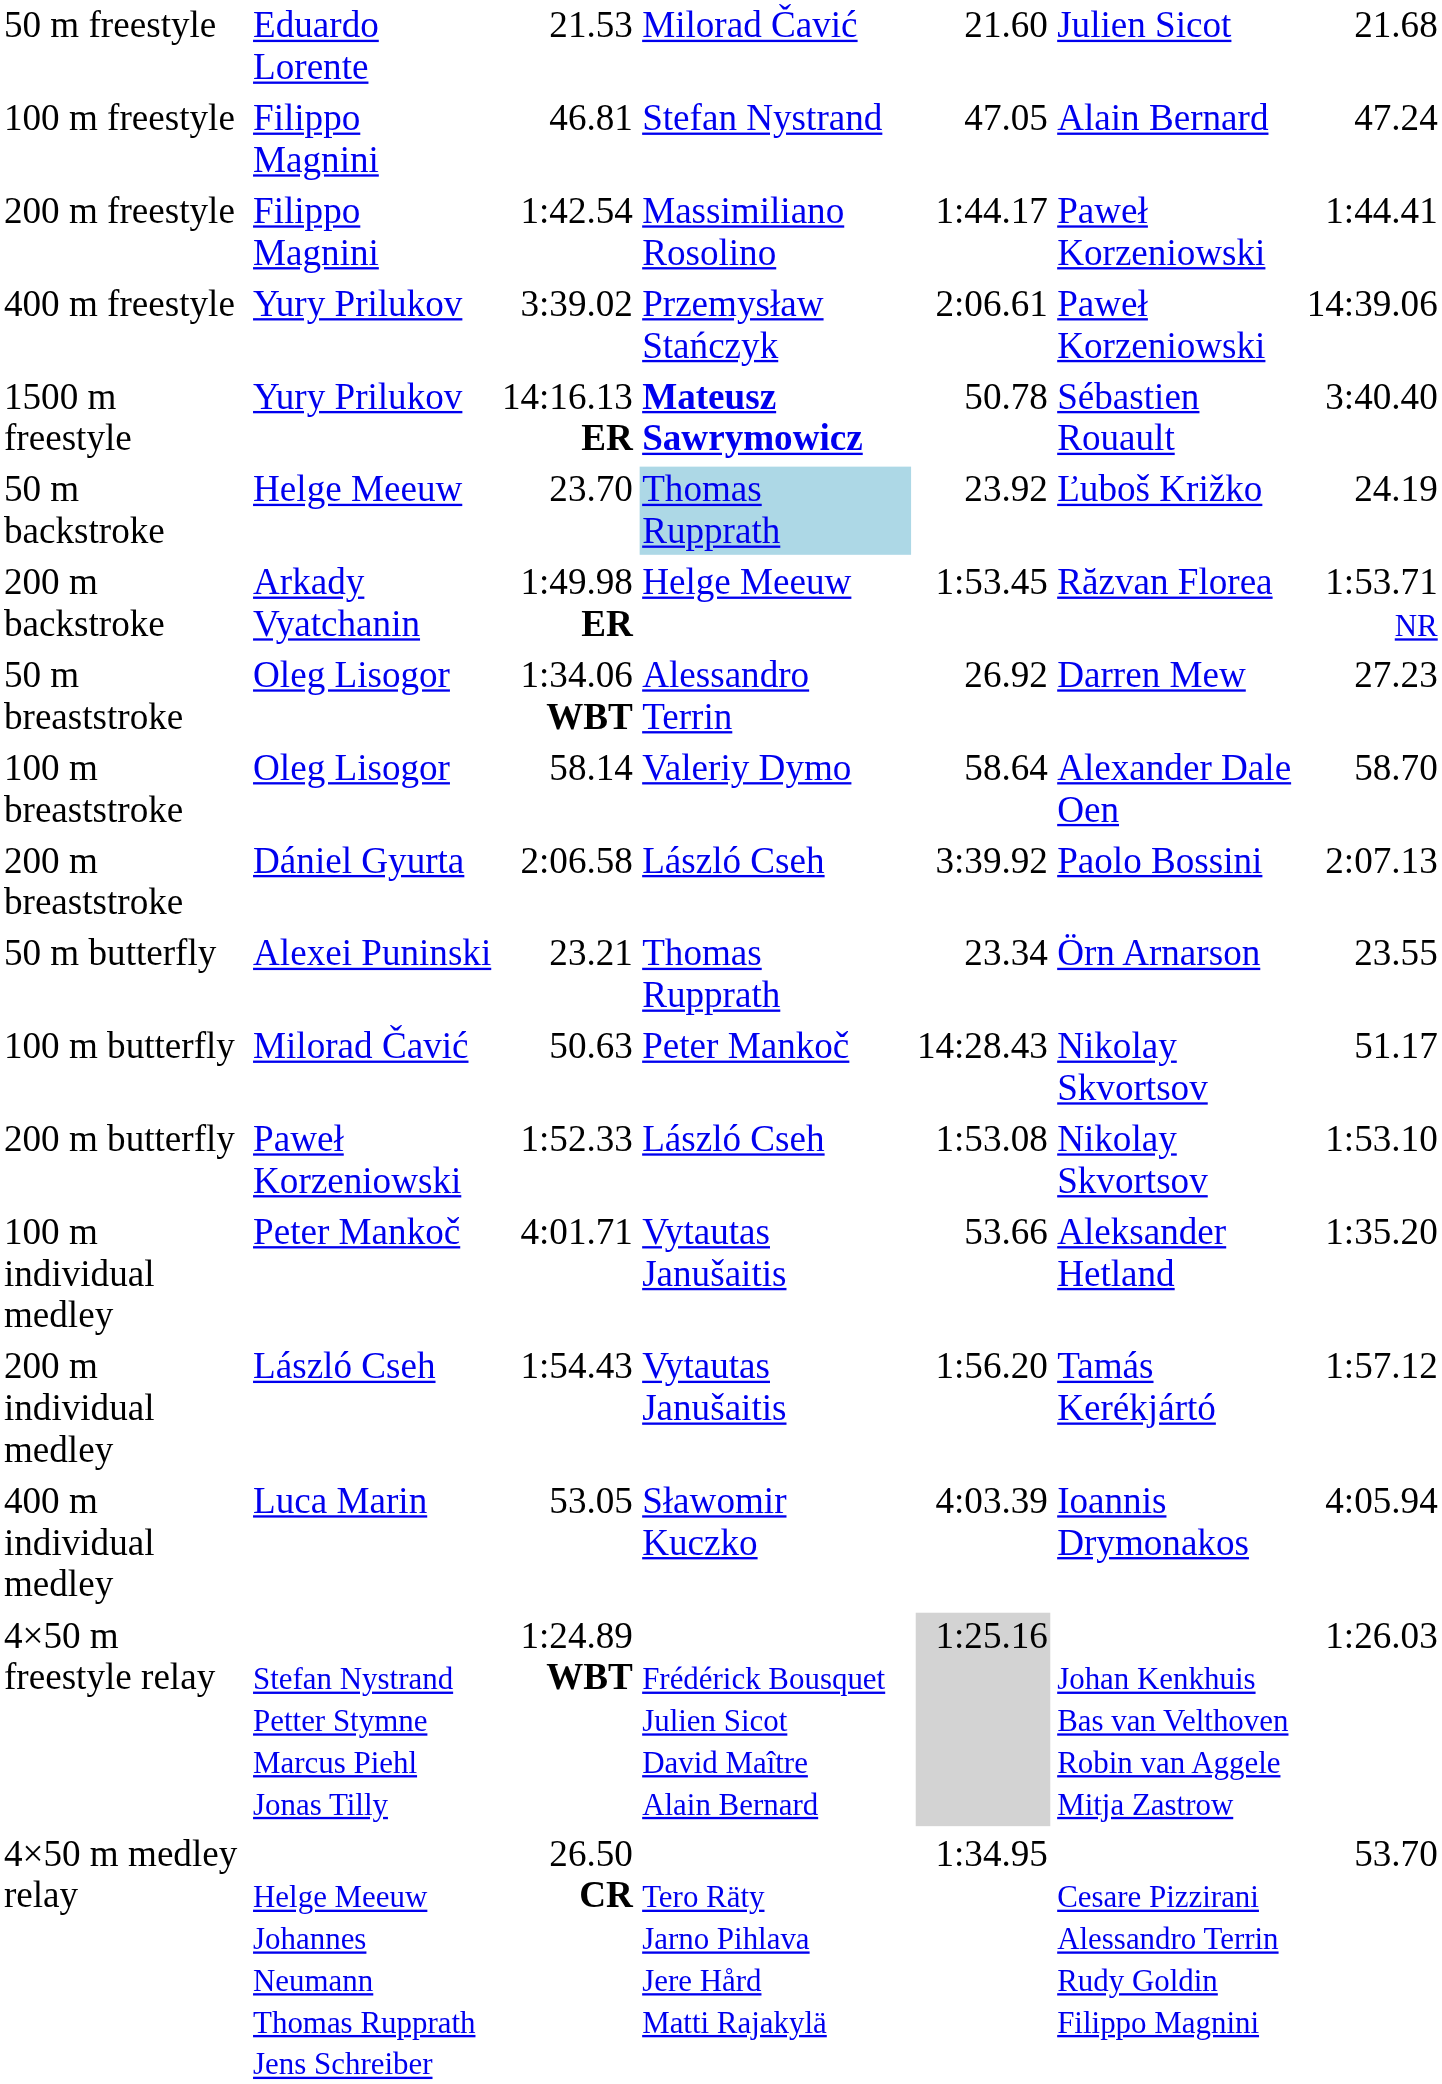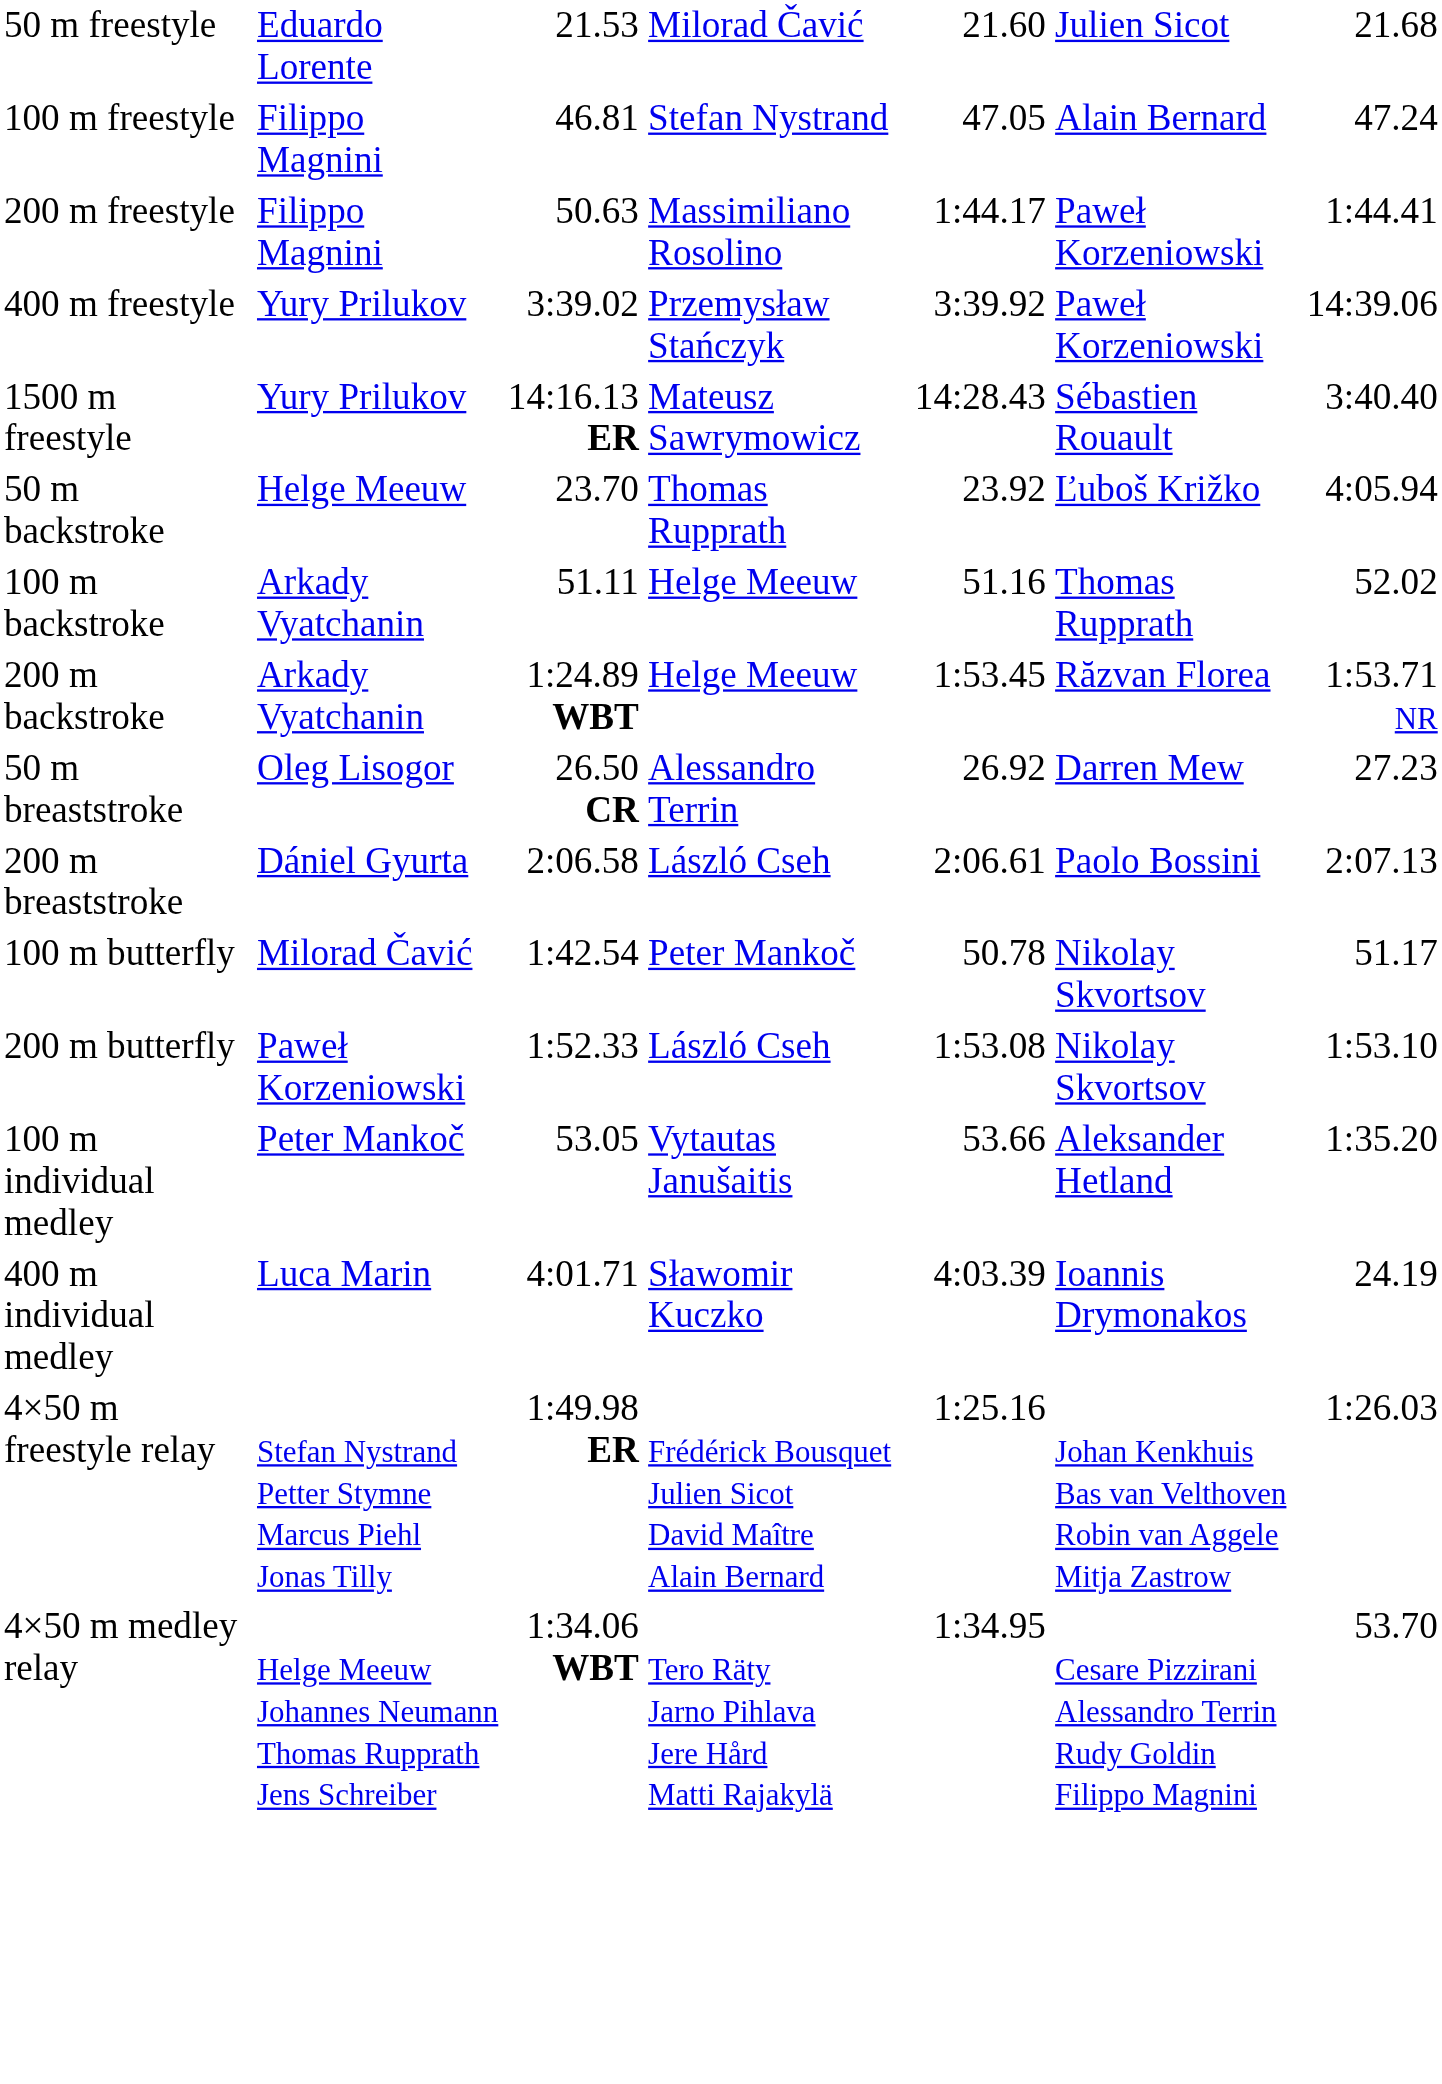(577, 210) 1:42.54 -> (597, 210) 50.63
(992, 303) 2:06.61 -> (990, 303) 3:39.92
(752, 417) bold -> (754, 417) normal
(1006, 396) 50.78 -> (980, 396) 14:28.43
(711, 510) lightblue background -> (717, 510) no background
(1396, 489) 24.19 -> (1382, 489) 4:05.94
+ row: (84, 602)
(577, 602) 1:49.98 ER -> (583, 695) 1:24.89 WBT
(577, 695) 1:34.06 WBT -> (597, 788) 26.50 CR
- row: (94, 788)
(992, 860) 3:39.92 -> (990, 860) 2:06.61
- row: (110, 953)
(591, 1045) 50.63 -> (583, 953) 1:42.54
(982, 1045) 14:28.43 -> (1004, 953) 50.78
(577, 1231) 4:01.71 -> (597, 1138) 53.05
- row: (79, 1407)
(591, 1500) 53.05 -> (583, 1273) 4:01.71
(1382, 1500) 4:05.94 -> (1396, 1273) 24.19
(577, 1656) 1:24.89 WBT -> (583, 1428) 1:49.98 ER
(992, 1635) lightgrey background -> (990, 1407) no background
(591, 1874) 26.50 CR -> (583, 1646) 1:34.06 WBT
